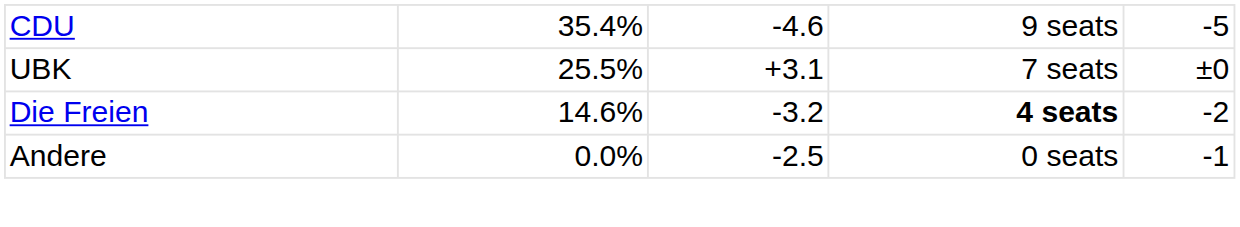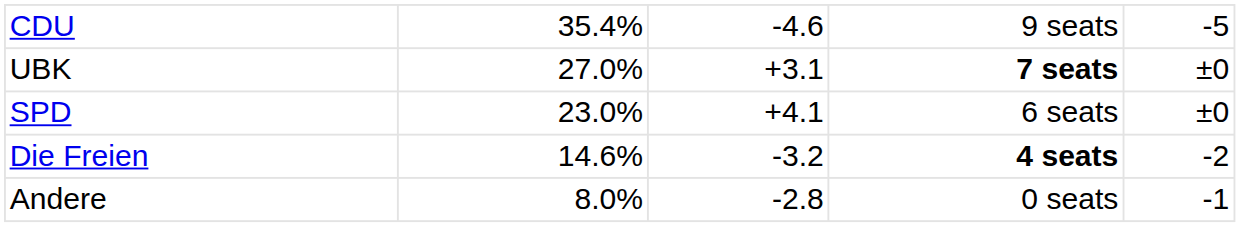(600, 69) 25.5% -> (600, 69) 27.0%
(1070, 69) normal -> (1067, 69) bold
+ row: (41, 112)
(609, 155) 0.0% -> (609, 199) 8.0%
(798, 155) -2.5 -> (798, 199) -2.8
